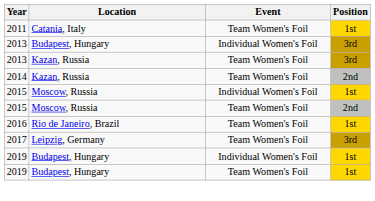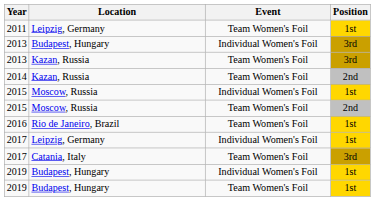(59, 28) Catania, Italy -> (68, 28) Leipzig, Germany
+ row: (17, 140)
(68, 140) Leipzig, Germany -> (59, 156) Catania, Italy
